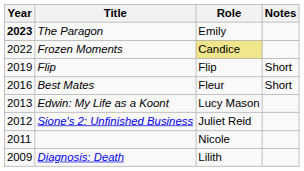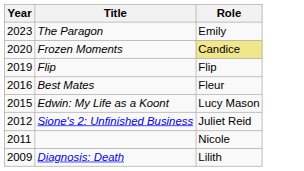- column: (281, 13)
(20, 31) bold -> (20, 31) normal
(20, 49) 2022 -> (20, 49) 2020
(20, 103) 2013 -> (20, 103) 2015
